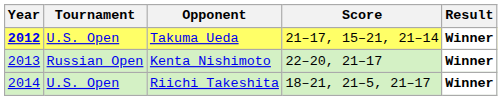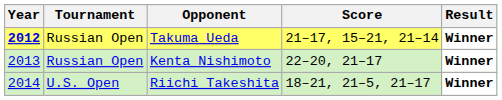(83, 38) U.S. Open -> (95, 38) Russian Open
